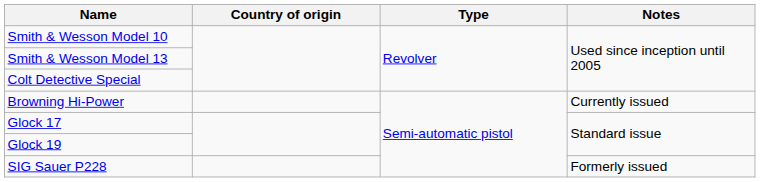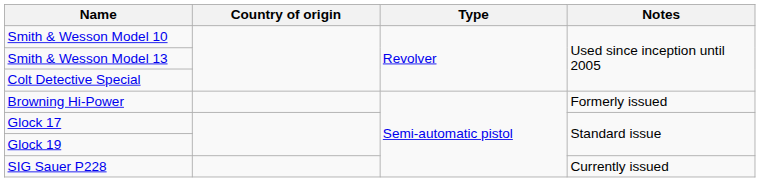(620, 101) Currently issued -> (619, 101) Formerly issued
(619, 166) Formerly issued -> (620, 166) Currently issued
